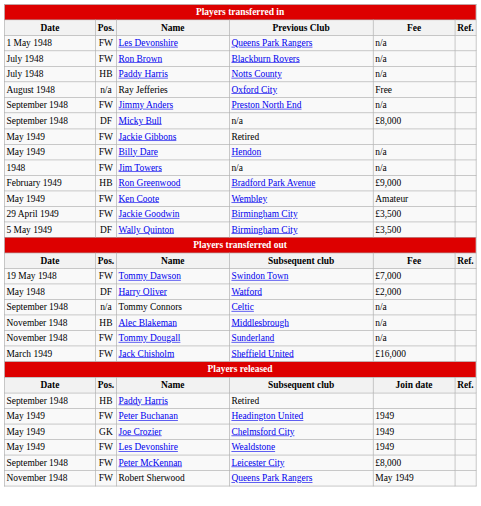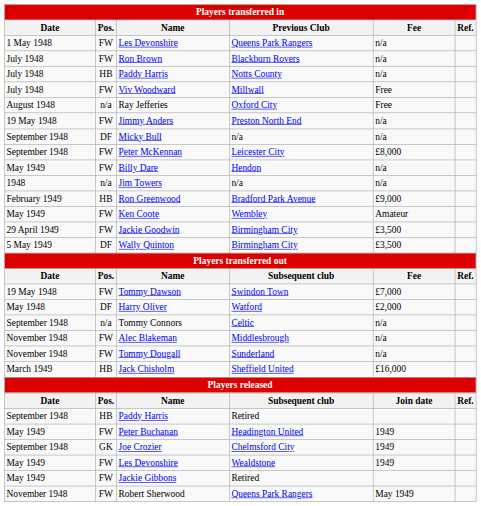+ row: (147, 90)
(37, 105) September 1948 -> (32, 121) 19 May 1948
(388, 121) £8,000 -> (381, 136) n/a
rows swapped: (150, 463) <-> (147, 136)
(106, 167) FW -> (106, 183) n/a
(106, 323) HB -> (106, 338) FW
(106, 354) FW -> (106, 369) HB
(26, 432) May 1949 -> (37, 447) September 1948
